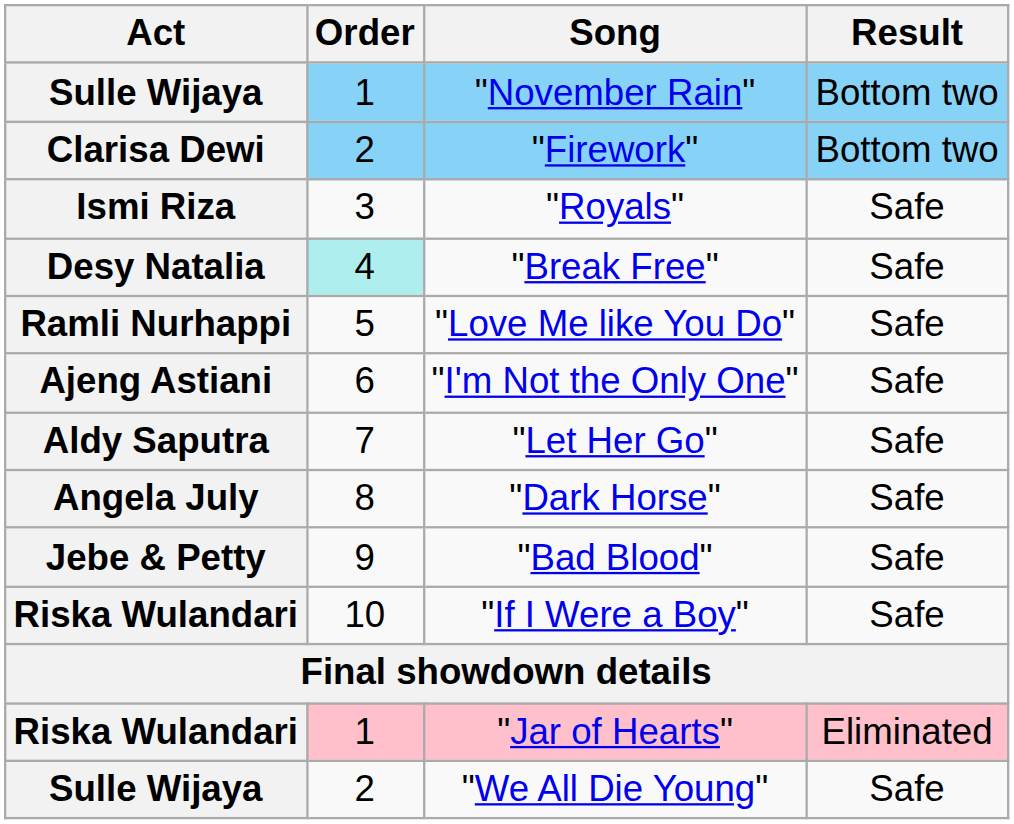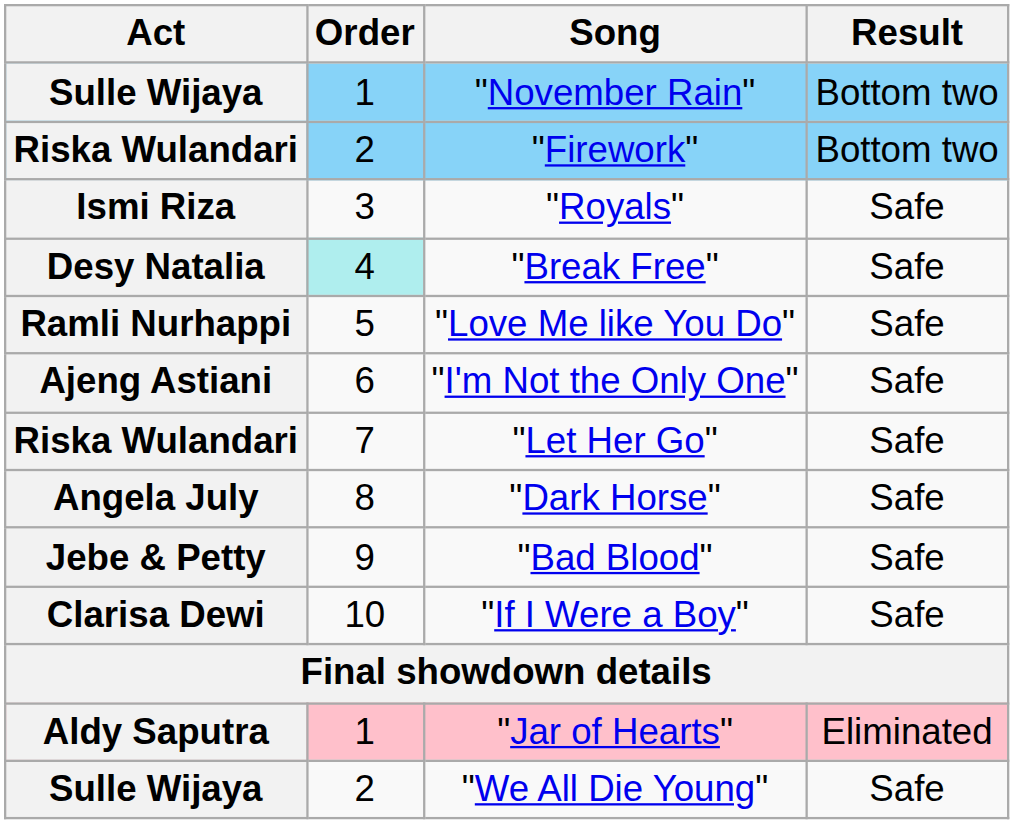(156, 149) Clarisa Dewi -> (156, 149) Riska Wulandari
(156, 440) Aldy Saputra -> (156, 440) Riska Wulandari
(156, 614) Riska Wulandari -> (156, 614) Clarisa Dewi
(156, 730) Riska Wulandari -> (156, 730) Aldy Saputra
